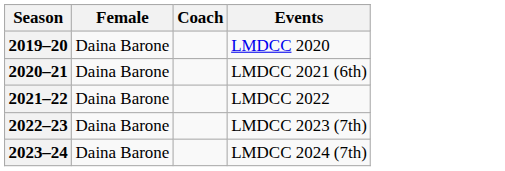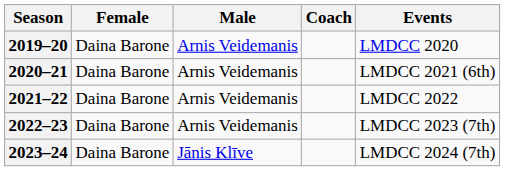+ column: (238, 17)
